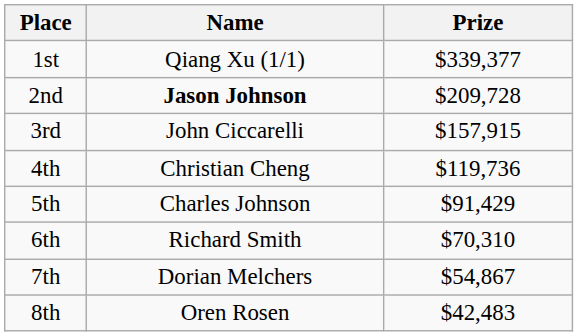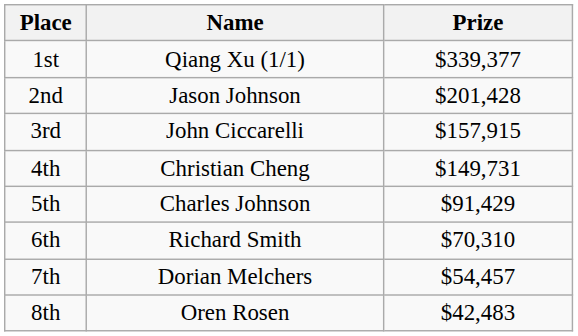(235, 95) bold -> (235, 95) normal
(478, 95) $209,728 -> (478, 95) $201,428
(478, 167) $119,736 -> (478, 167) $149,731
(478, 276) $54,867 -> (478, 276) $54,457
